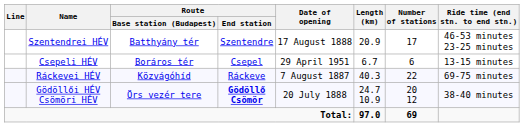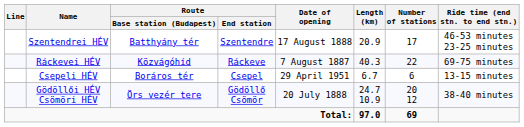rows swapped: (68, 76) <-> (68, 61)
(247, 95) bold -> (247, 95) normal
